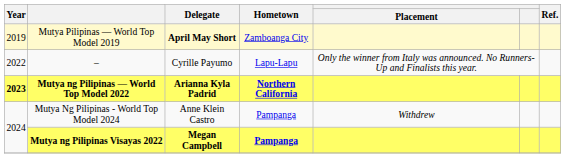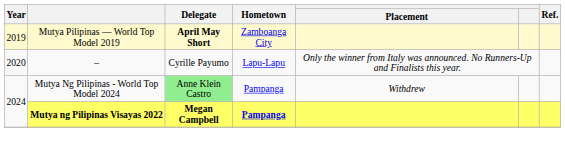(16, 63) 2022 -> (16, 63) 2020
- row: (96, 89)
(202, 115) no background -> (199, 89) lightgreen background
